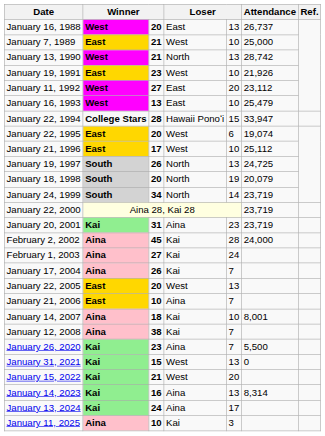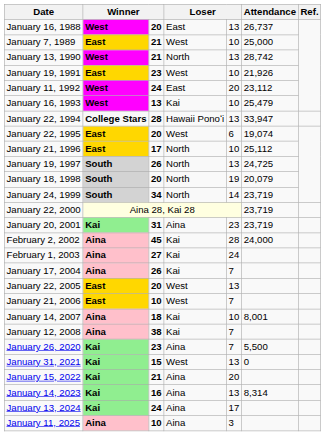(156, 88) 27 -> (156, 88) 24
(176, 103) East -> (173, 103) Kai
(234, 118) 15 -> (234, 118) 13
(177, 149) West -> (178, 149) North
(176, 301) Aina -> (177, 301) West
(177, 377) West -> (176, 377) Aina
(173, 423) Kai -> (176, 423) Aina
